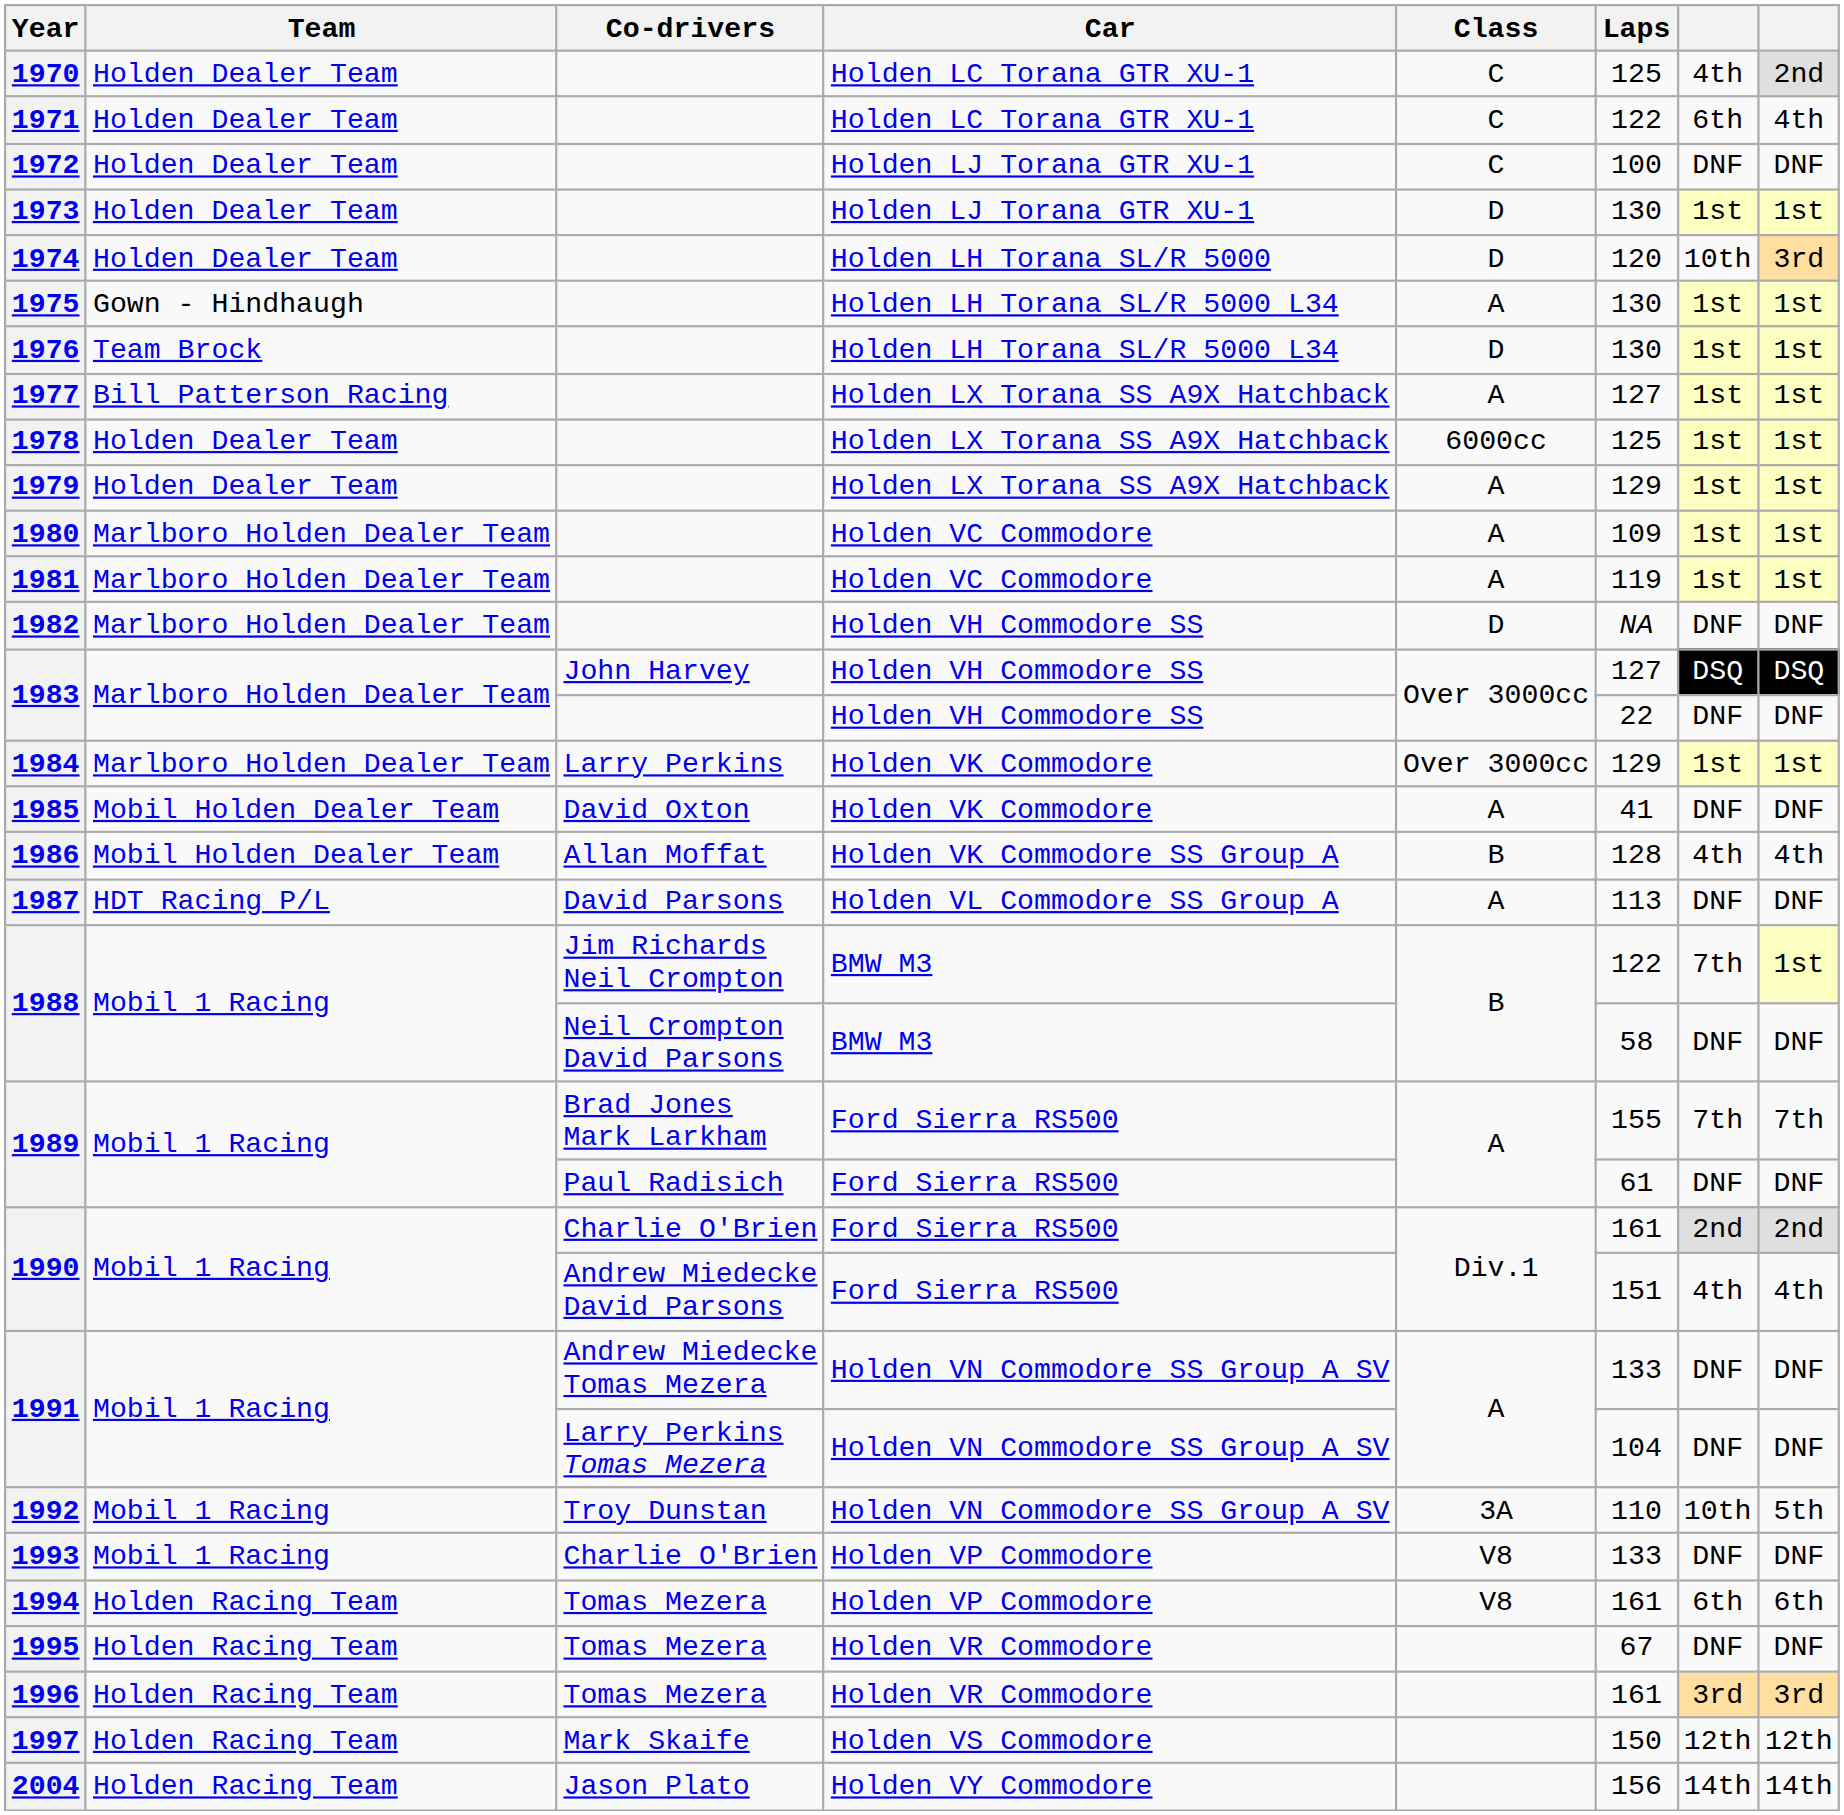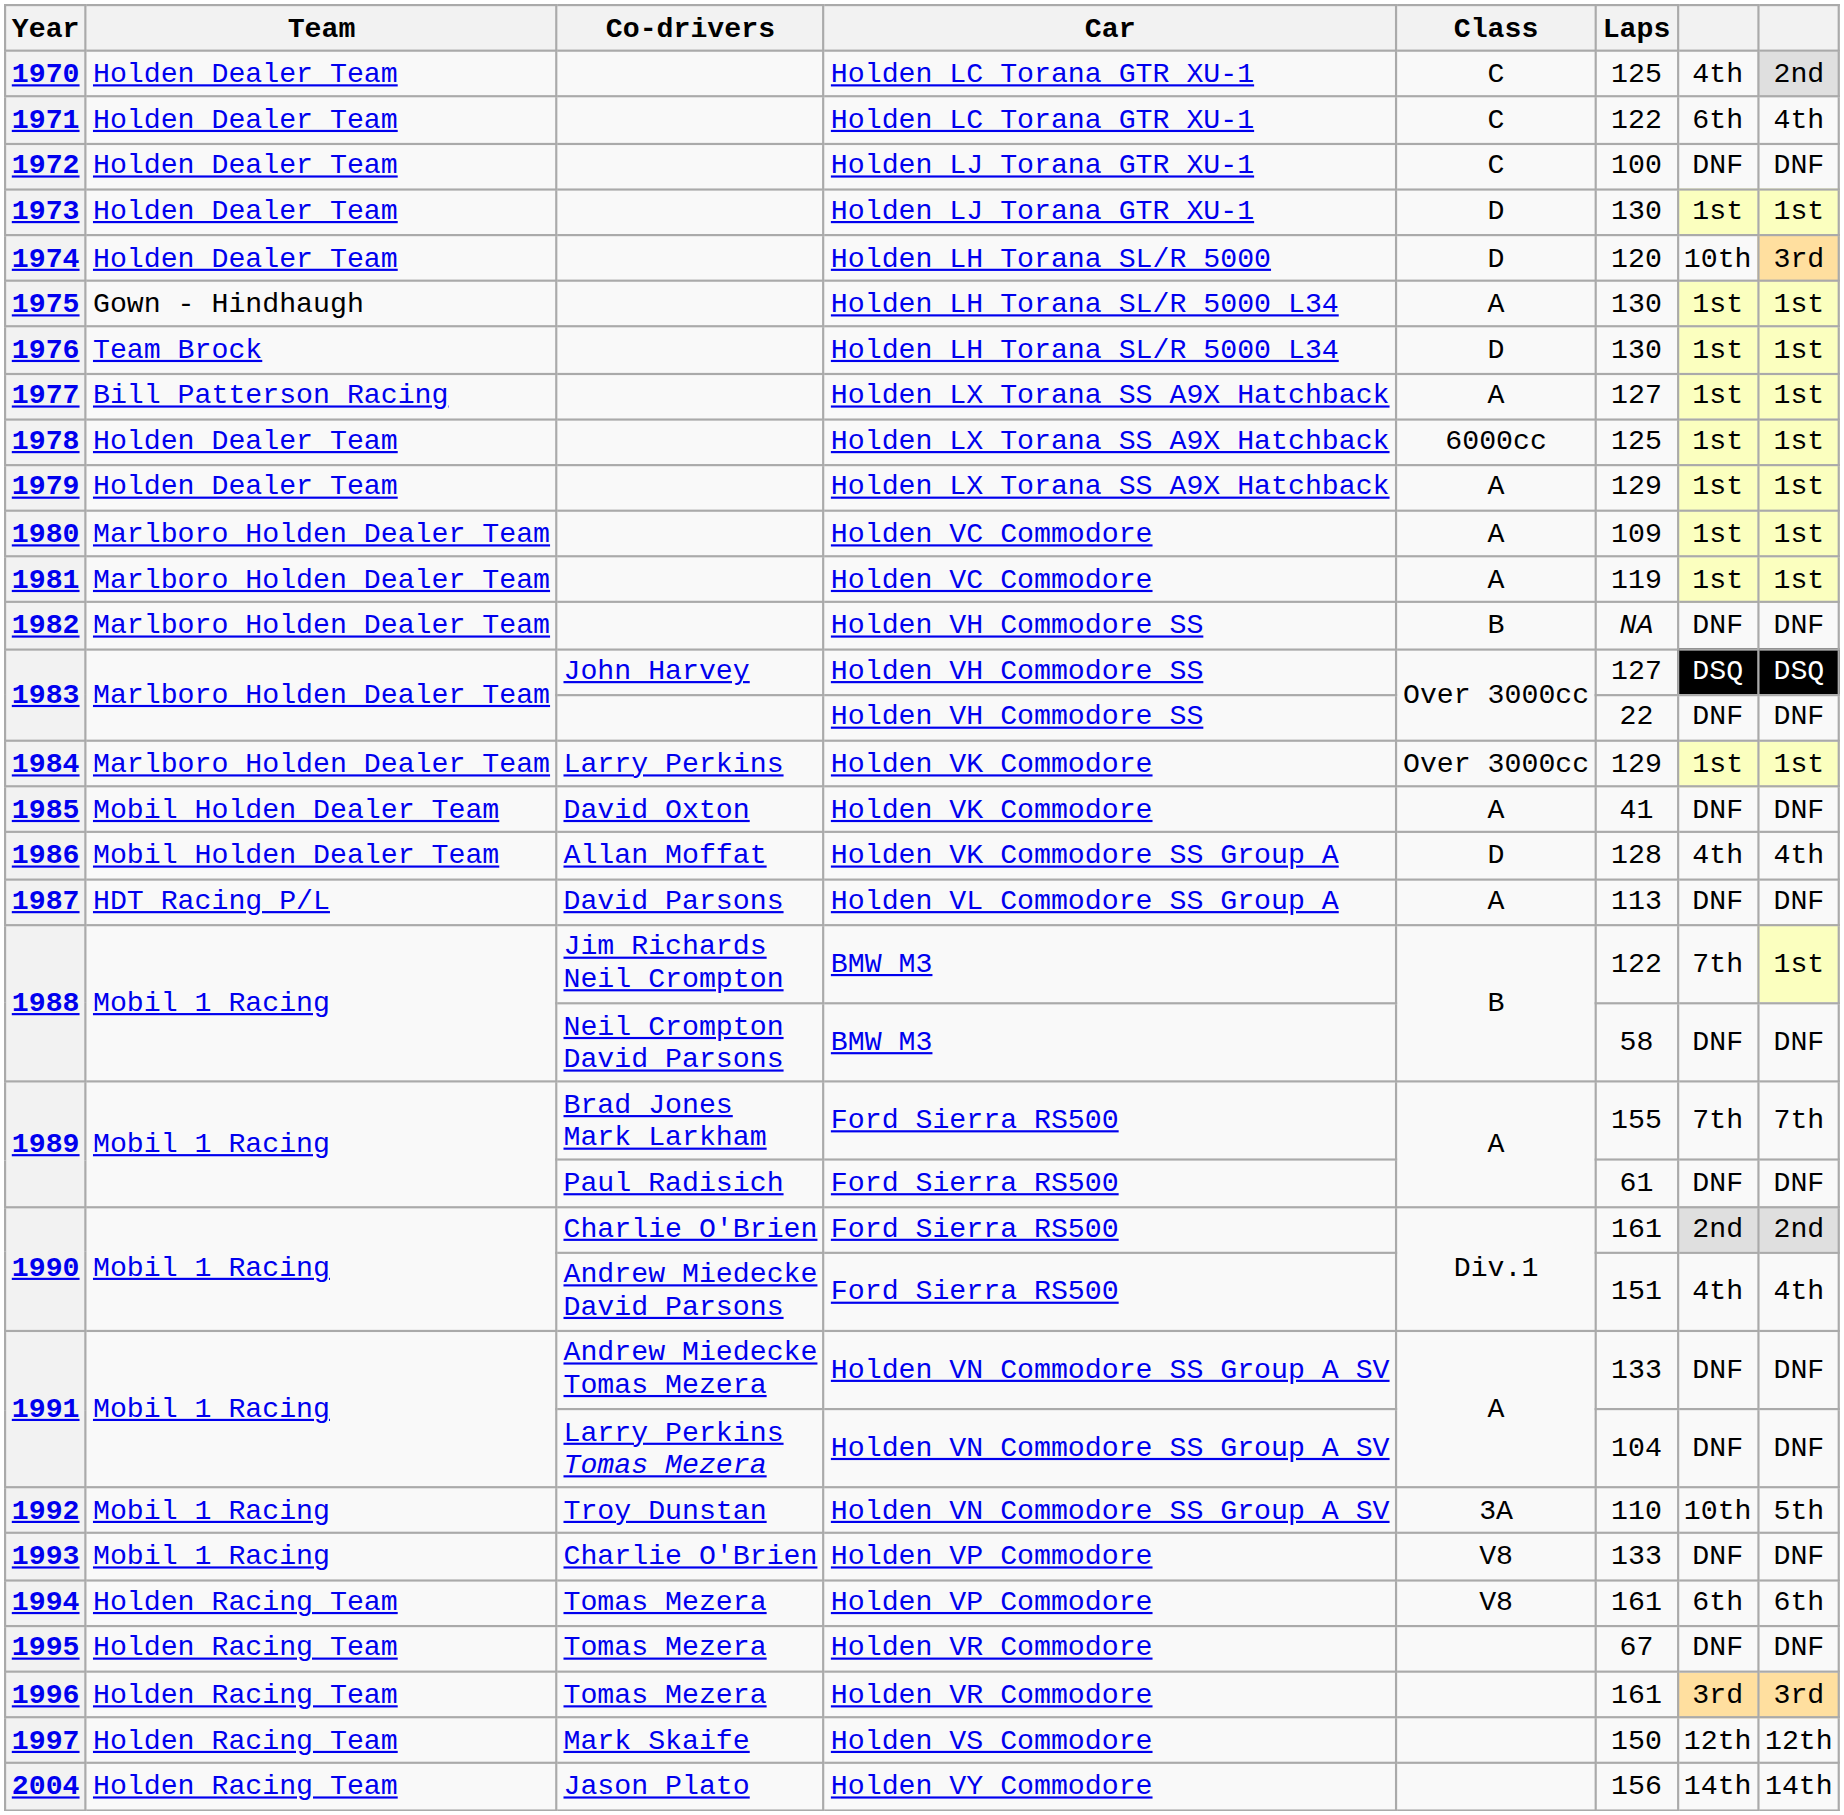(1496, 626) D -> (1496, 626) B
(1496, 856) B -> (1496, 856) D
